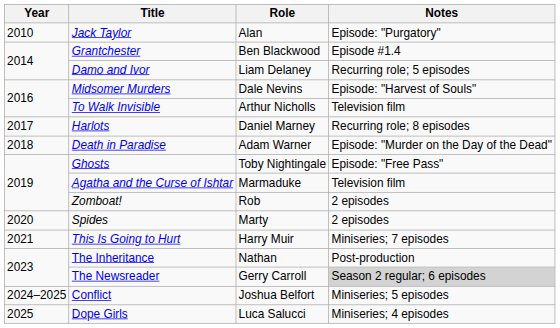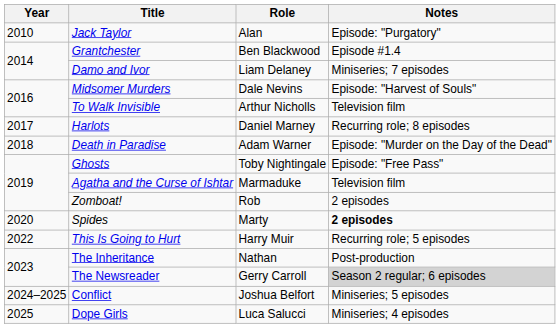(401, 70) Recurring role; 5 episodes -> (390, 70) Miniseries; 7 episodes
(360, 220) normal -> (362, 220) bold
(20, 239) 2021 -> (20, 239) 2022
(390, 239) Miniseries; 7 episodes -> (401, 239) Recurring role; 5 episodes
